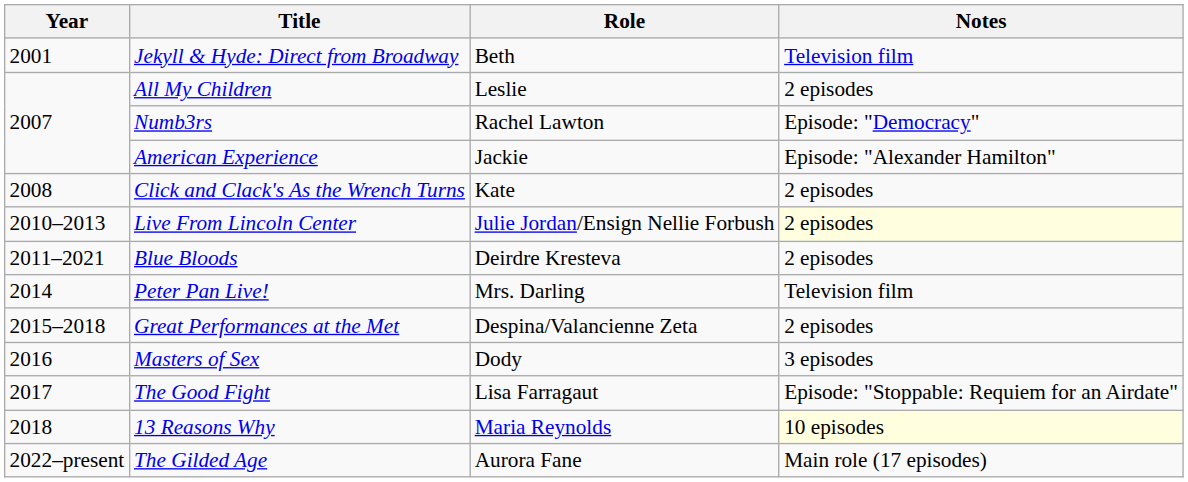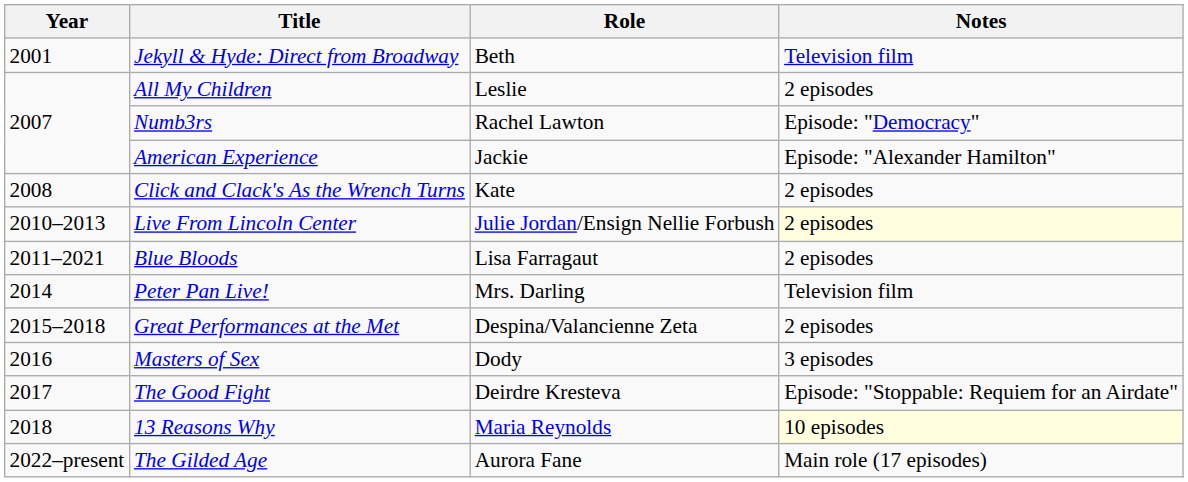(548, 257) Deirdre Kresteva -> (536, 257) Lisa Farragaut
(536, 392) Lisa Farragaut -> (548, 392) Deirdre Kresteva
